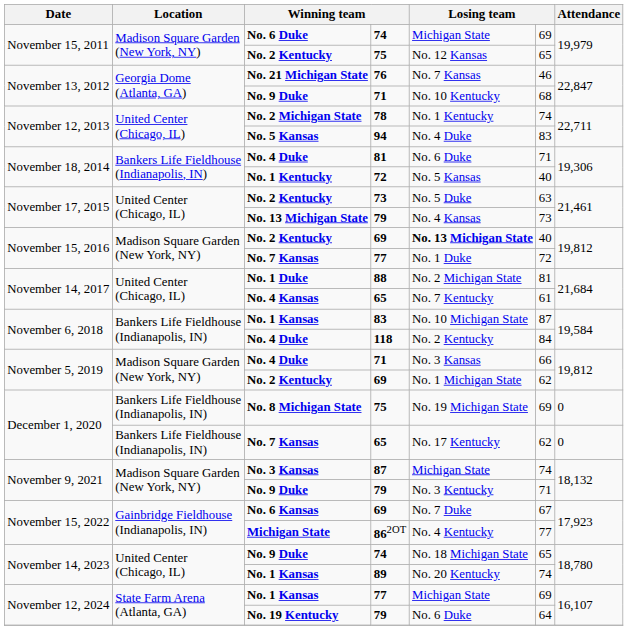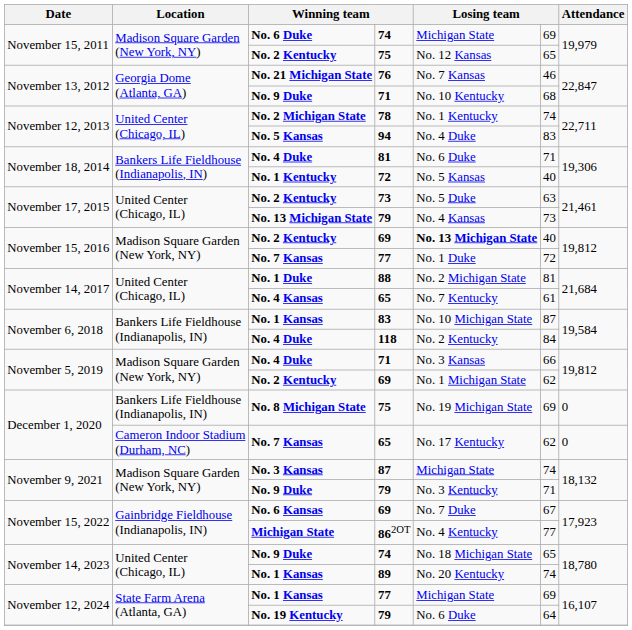(178, 442) Bankers Life Fieldhouse (Indianapolis, IN) -> (180, 442) Cameron Indoor Stadium (Durham, NC)
